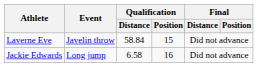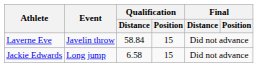(168, 55) 16 -> (168, 55) 15
